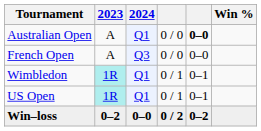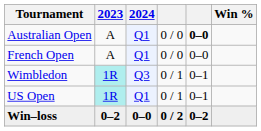(142, 55) Q3 -> (142, 55) Q1
(142, 75) Q1 -> (142, 75) Q3
